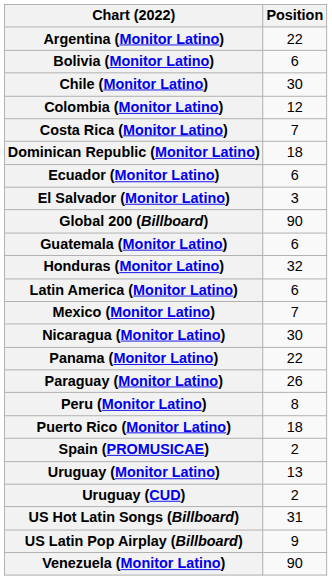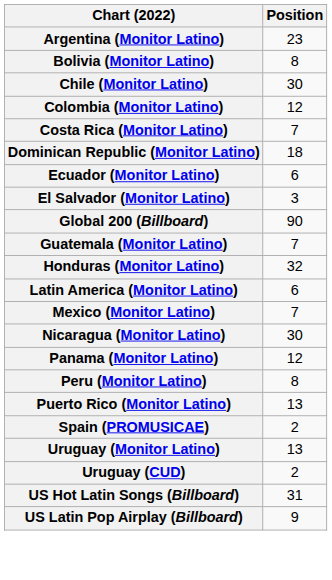(295, 38) 22 -> (295, 38) 23
(295, 61) 6 -> (295, 61) 8
(295, 244) 6 -> (295, 244) 7
(295, 358) 22 -> (295, 358) 12
- row: (134, 381)
(295, 426) 18 -> (295, 404) 13
- row: (134, 564)
